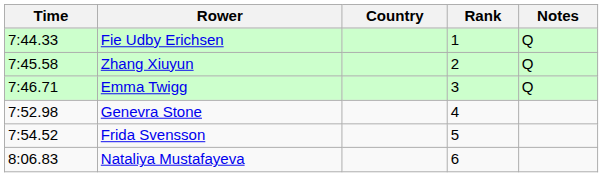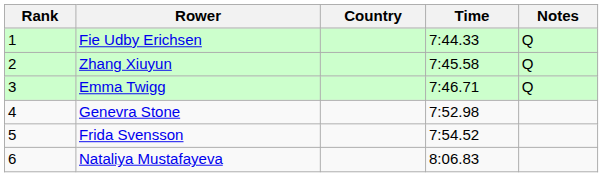columns swapped: (483, 16) <-> (51, 16)
